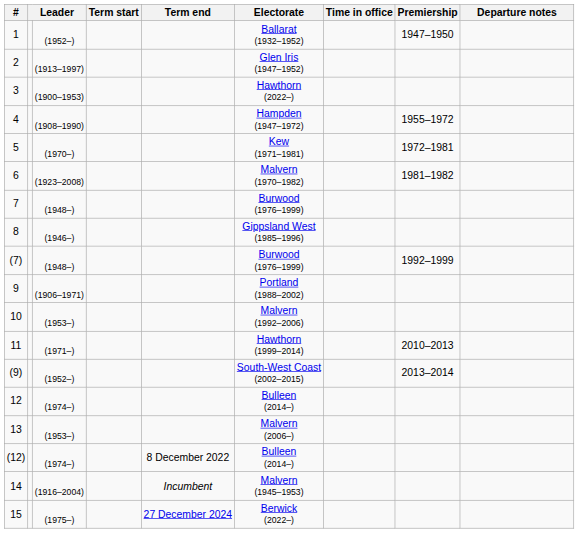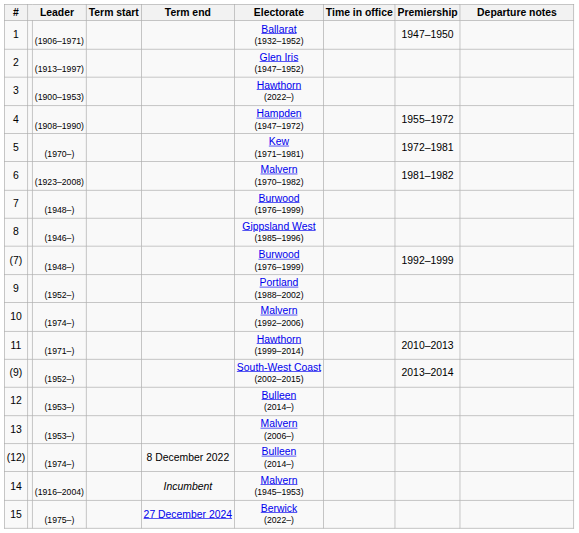(59, 41) (1952–) -> (59, 41) (1906–1971)
(59, 295) (1906–1971) -> (59, 295) (1952–)
(59, 323) (1953–) -> (59, 323) (1974–)
(59, 408) (1974–) -> (59, 408) (1953–)
